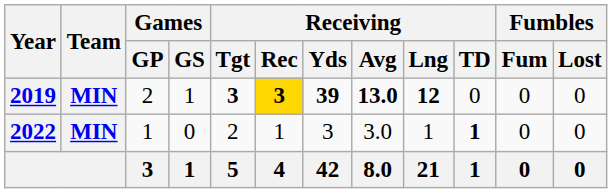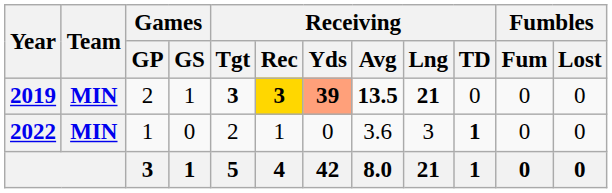(328, 95) no background -> (328, 95) lightsalmon background
(378, 95) 13.0 -> (378, 95) 13.5
(428, 95) 12 -> (428, 95) 21
(328, 132) 3 -> (328, 132) 0
(378, 132) 3.0 -> (378, 132) 3.6
(428, 132) 1 -> (428, 132) 3
